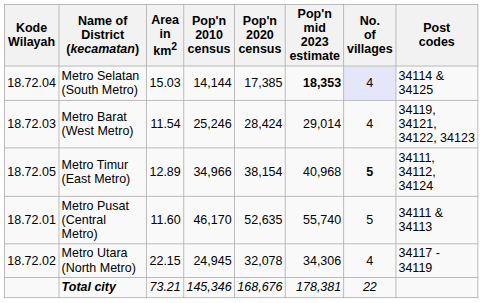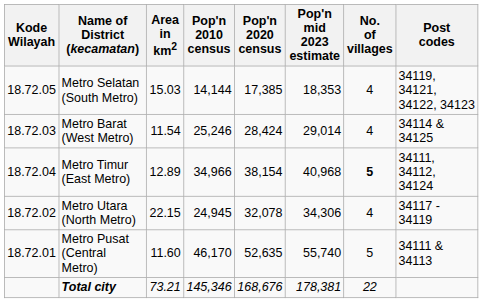(32, 83) 18.72.04 -> (32, 90) 18.72.05
(322, 83) bold -> (322, 90) normal
(370, 83) lavender background -> (370, 90) no background
(421, 83) 34114 & 34125 -> (437, 90) 34119, 34121, 34122, 34123
(437, 124) 34119, 34121, 34122, 34123 -> (421, 131) 34114 & 34125
(32, 172) 18.72.05 -> (32, 172) 18.72.04
rows swapped: (95, 219) <-> (99, 260)
